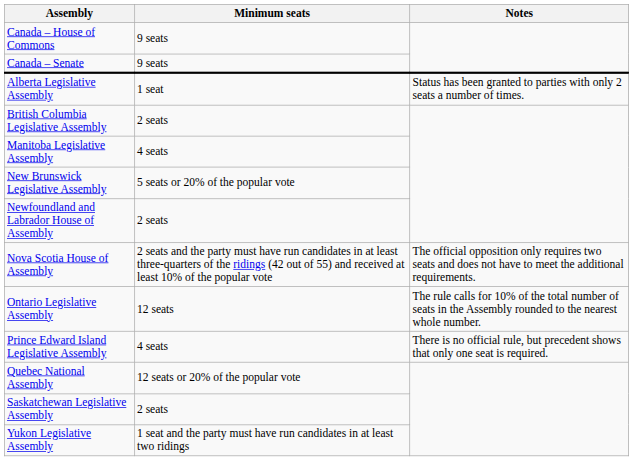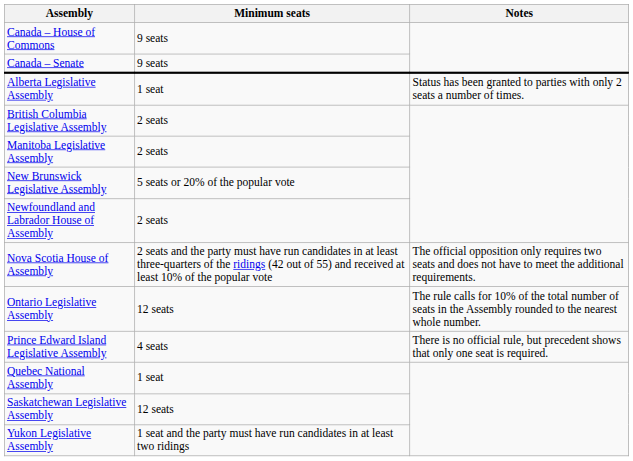(153, 151) 4 seats -> (153, 151) 2 seats
(219, 378) 12 seats or 20% of the popular vote -> (150, 378) 1 seat
(153, 409) 2 seats -> (155, 409) 12 seats
